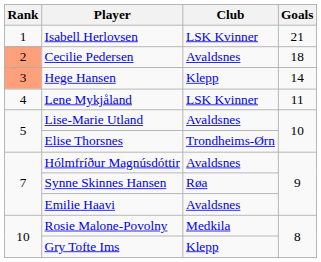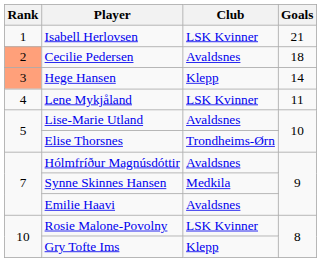(197, 183) Røa -> (208, 183) Medkila
(208, 225) Medkila -> (222, 225) LSK Kvinner
